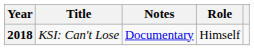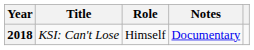columns swapped: (220, 14) <-> (159, 14)
